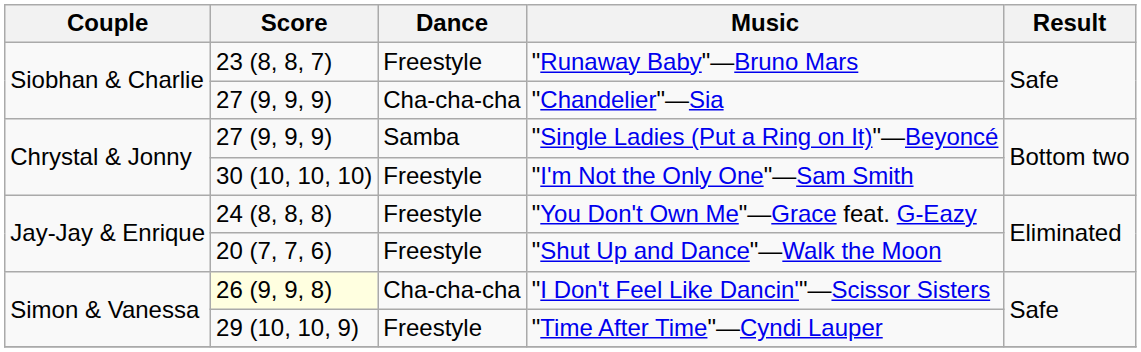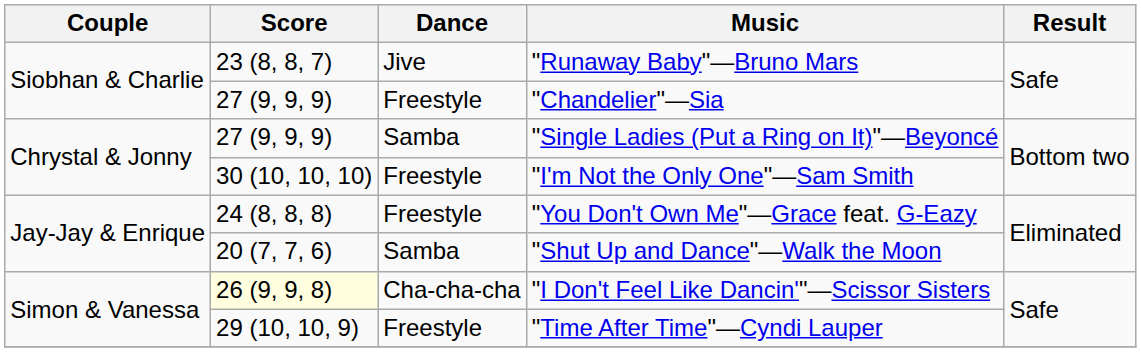(433, 61) Freestyle -> (405, 61) Jive
(452, 99) Cha-cha-cha -> (433, 99) Freestyle
(433, 251) Freestyle -> (421, 251) Samba
